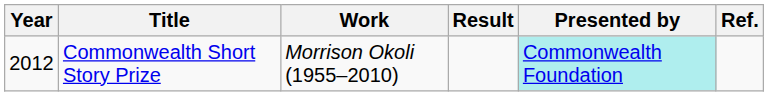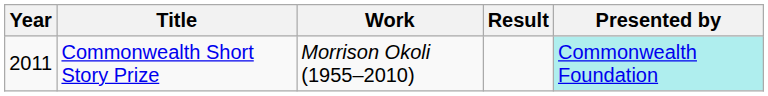- column: (740, 20)
(31, 63) 2012 -> (31, 63) 2011
